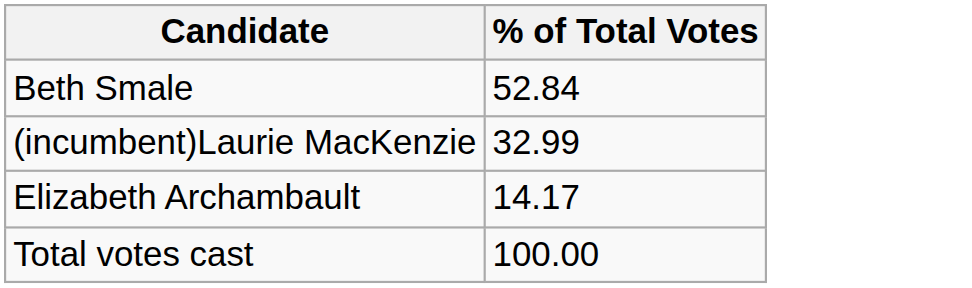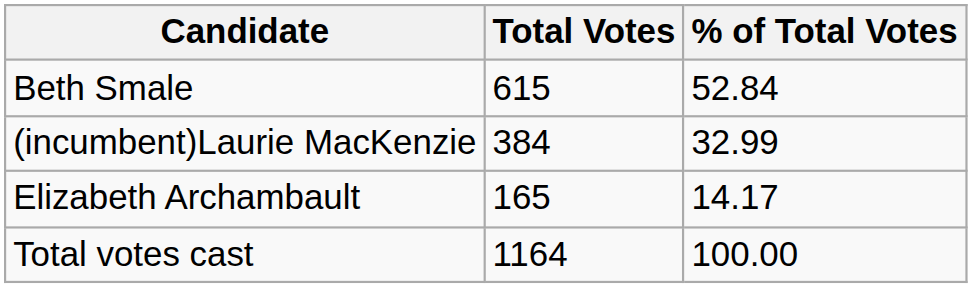+ column: (584, 32)
